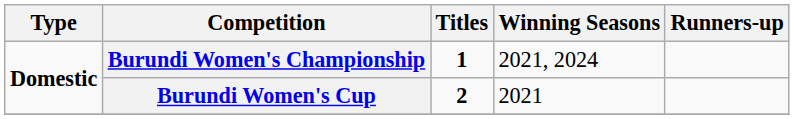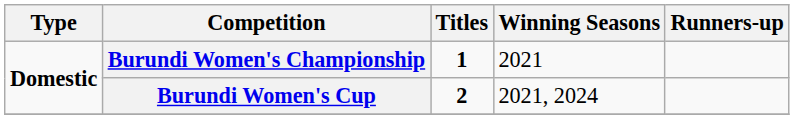(548, 59) 2021, 2024 -> (521, 59) 2021
(521, 96) 2021 -> (548, 96) 2021, 2024
